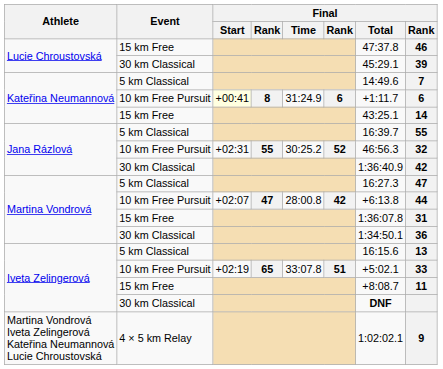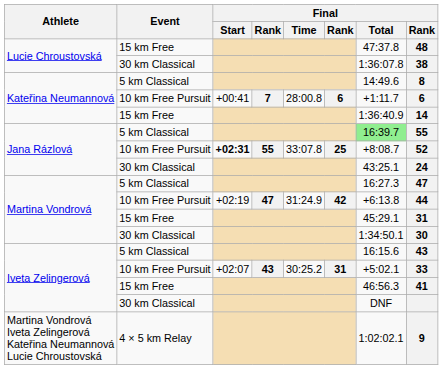(421, 47) 46 -> (422, 47) 48
(380, 64) 45:29.1 -> (381, 64) 1:36:07.8
(421, 64) 39 -> (422, 64) 38
(421, 82) 7 -> (422, 82) 8
(232, 99) lightyellow background -> (233, 99) no background
(267, 99) 8 -> (268, 99) 7
(303, 99) 31:24.9 -> (304, 99) 28:00.8
(380, 116) 43:25.1 -> (381, 116) 1:36:40.9
(380, 133) no background -> (381, 133) lightgreen background
(232, 150) normal -> (233, 150) bold
(303, 150) 30:25.2 -> (304, 150) 33:07.8
(340, 150) 52 -> (340, 150) 25
(380, 150) 46:56.3 -> (381, 150) +8:08.7
(421, 150) 32 -> (422, 150) 52
(380, 167) 1:36:40.9 -> (381, 167) 43:25.1
(421, 167) 42 -> (422, 167) 24
(232, 201) +02:07 -> (233, 201) +02:19
(303, 201) 28:00.8 -> (304, 201) 31:24.9
(380, 218) 1:36:07.8 -> (381, 218) 45:29.1
(421, 235) 36 -> (422, 235) 30
(421, 252) 13 -> (422, 252) 43
(232, 269) +02:19 -> (233, 269) +02:07
(267, 269) 65 -> (268, 269) 43
(303, 269) 33:07.8 -> (304, 269) 30:25.2
(340, 269) 51 -> (340, 269) 31
(380, 286) +8:08.7 -> (381, 286) 46:56.3
(421, 286) 11 -> (422, 286) 41
(380, 303) bold -> (381, 303) normal
